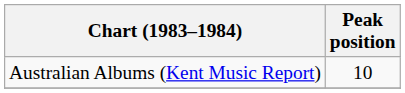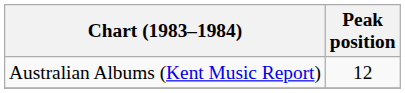(363, 72) 10 -> (363, 72) 12
